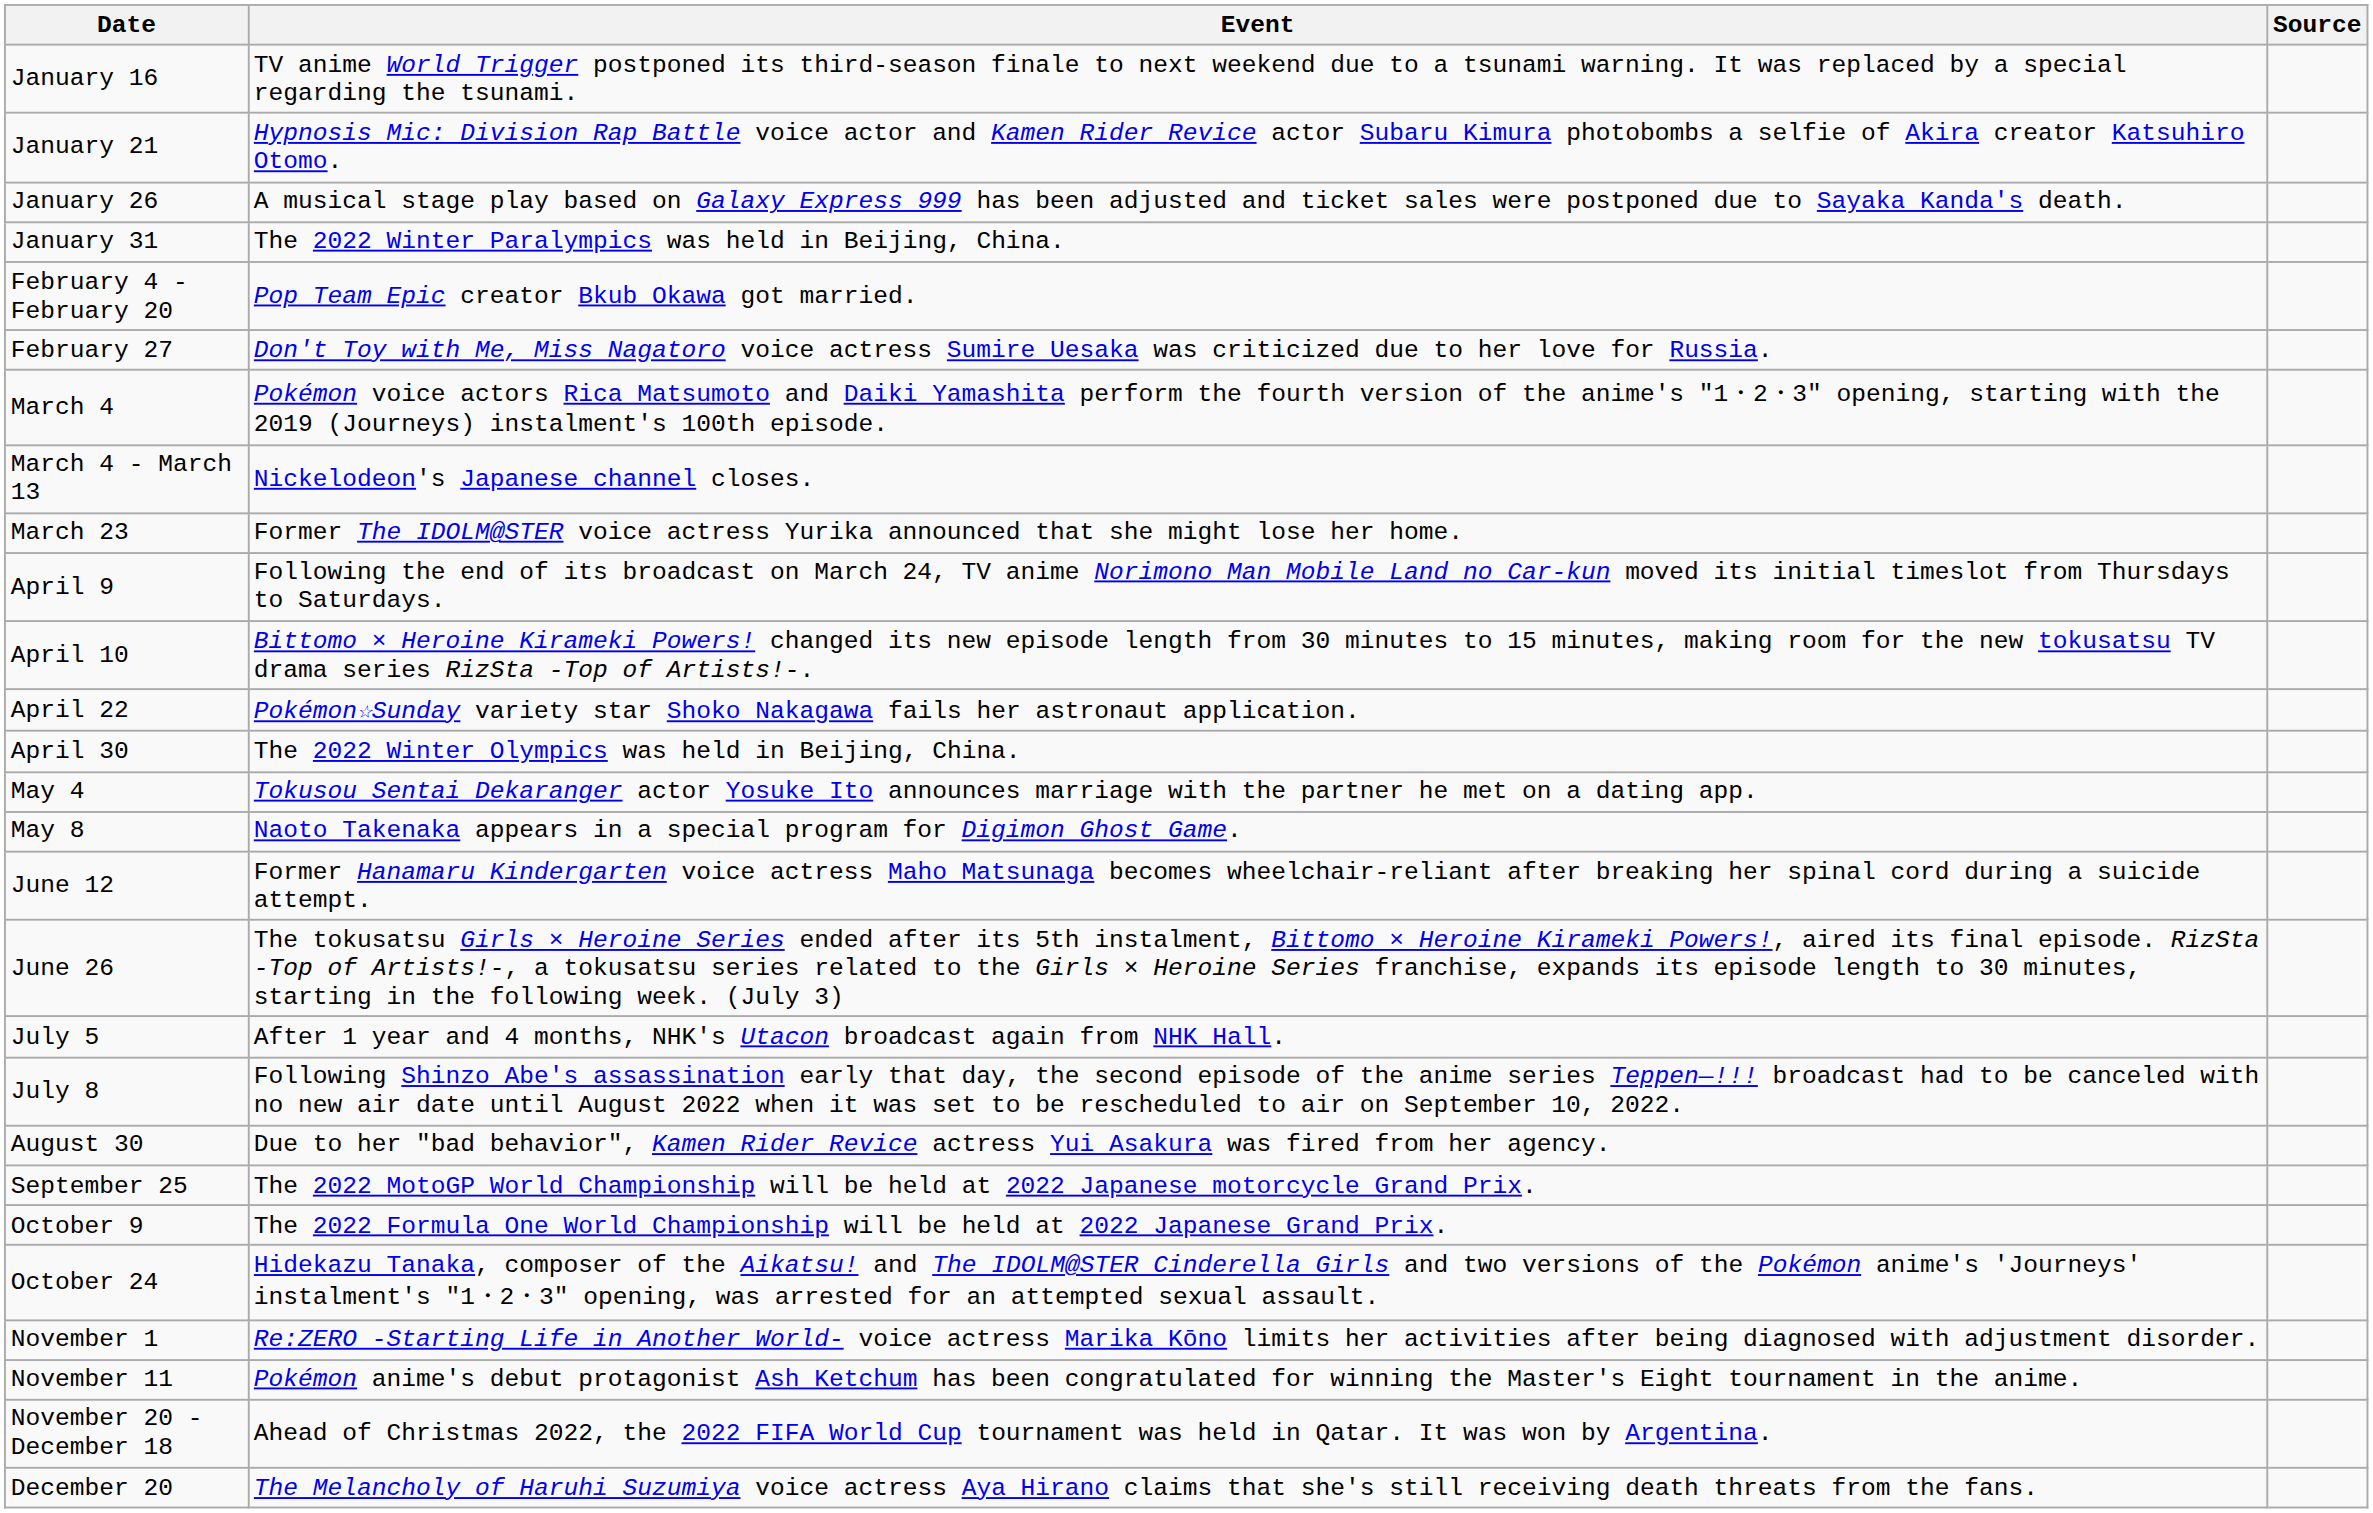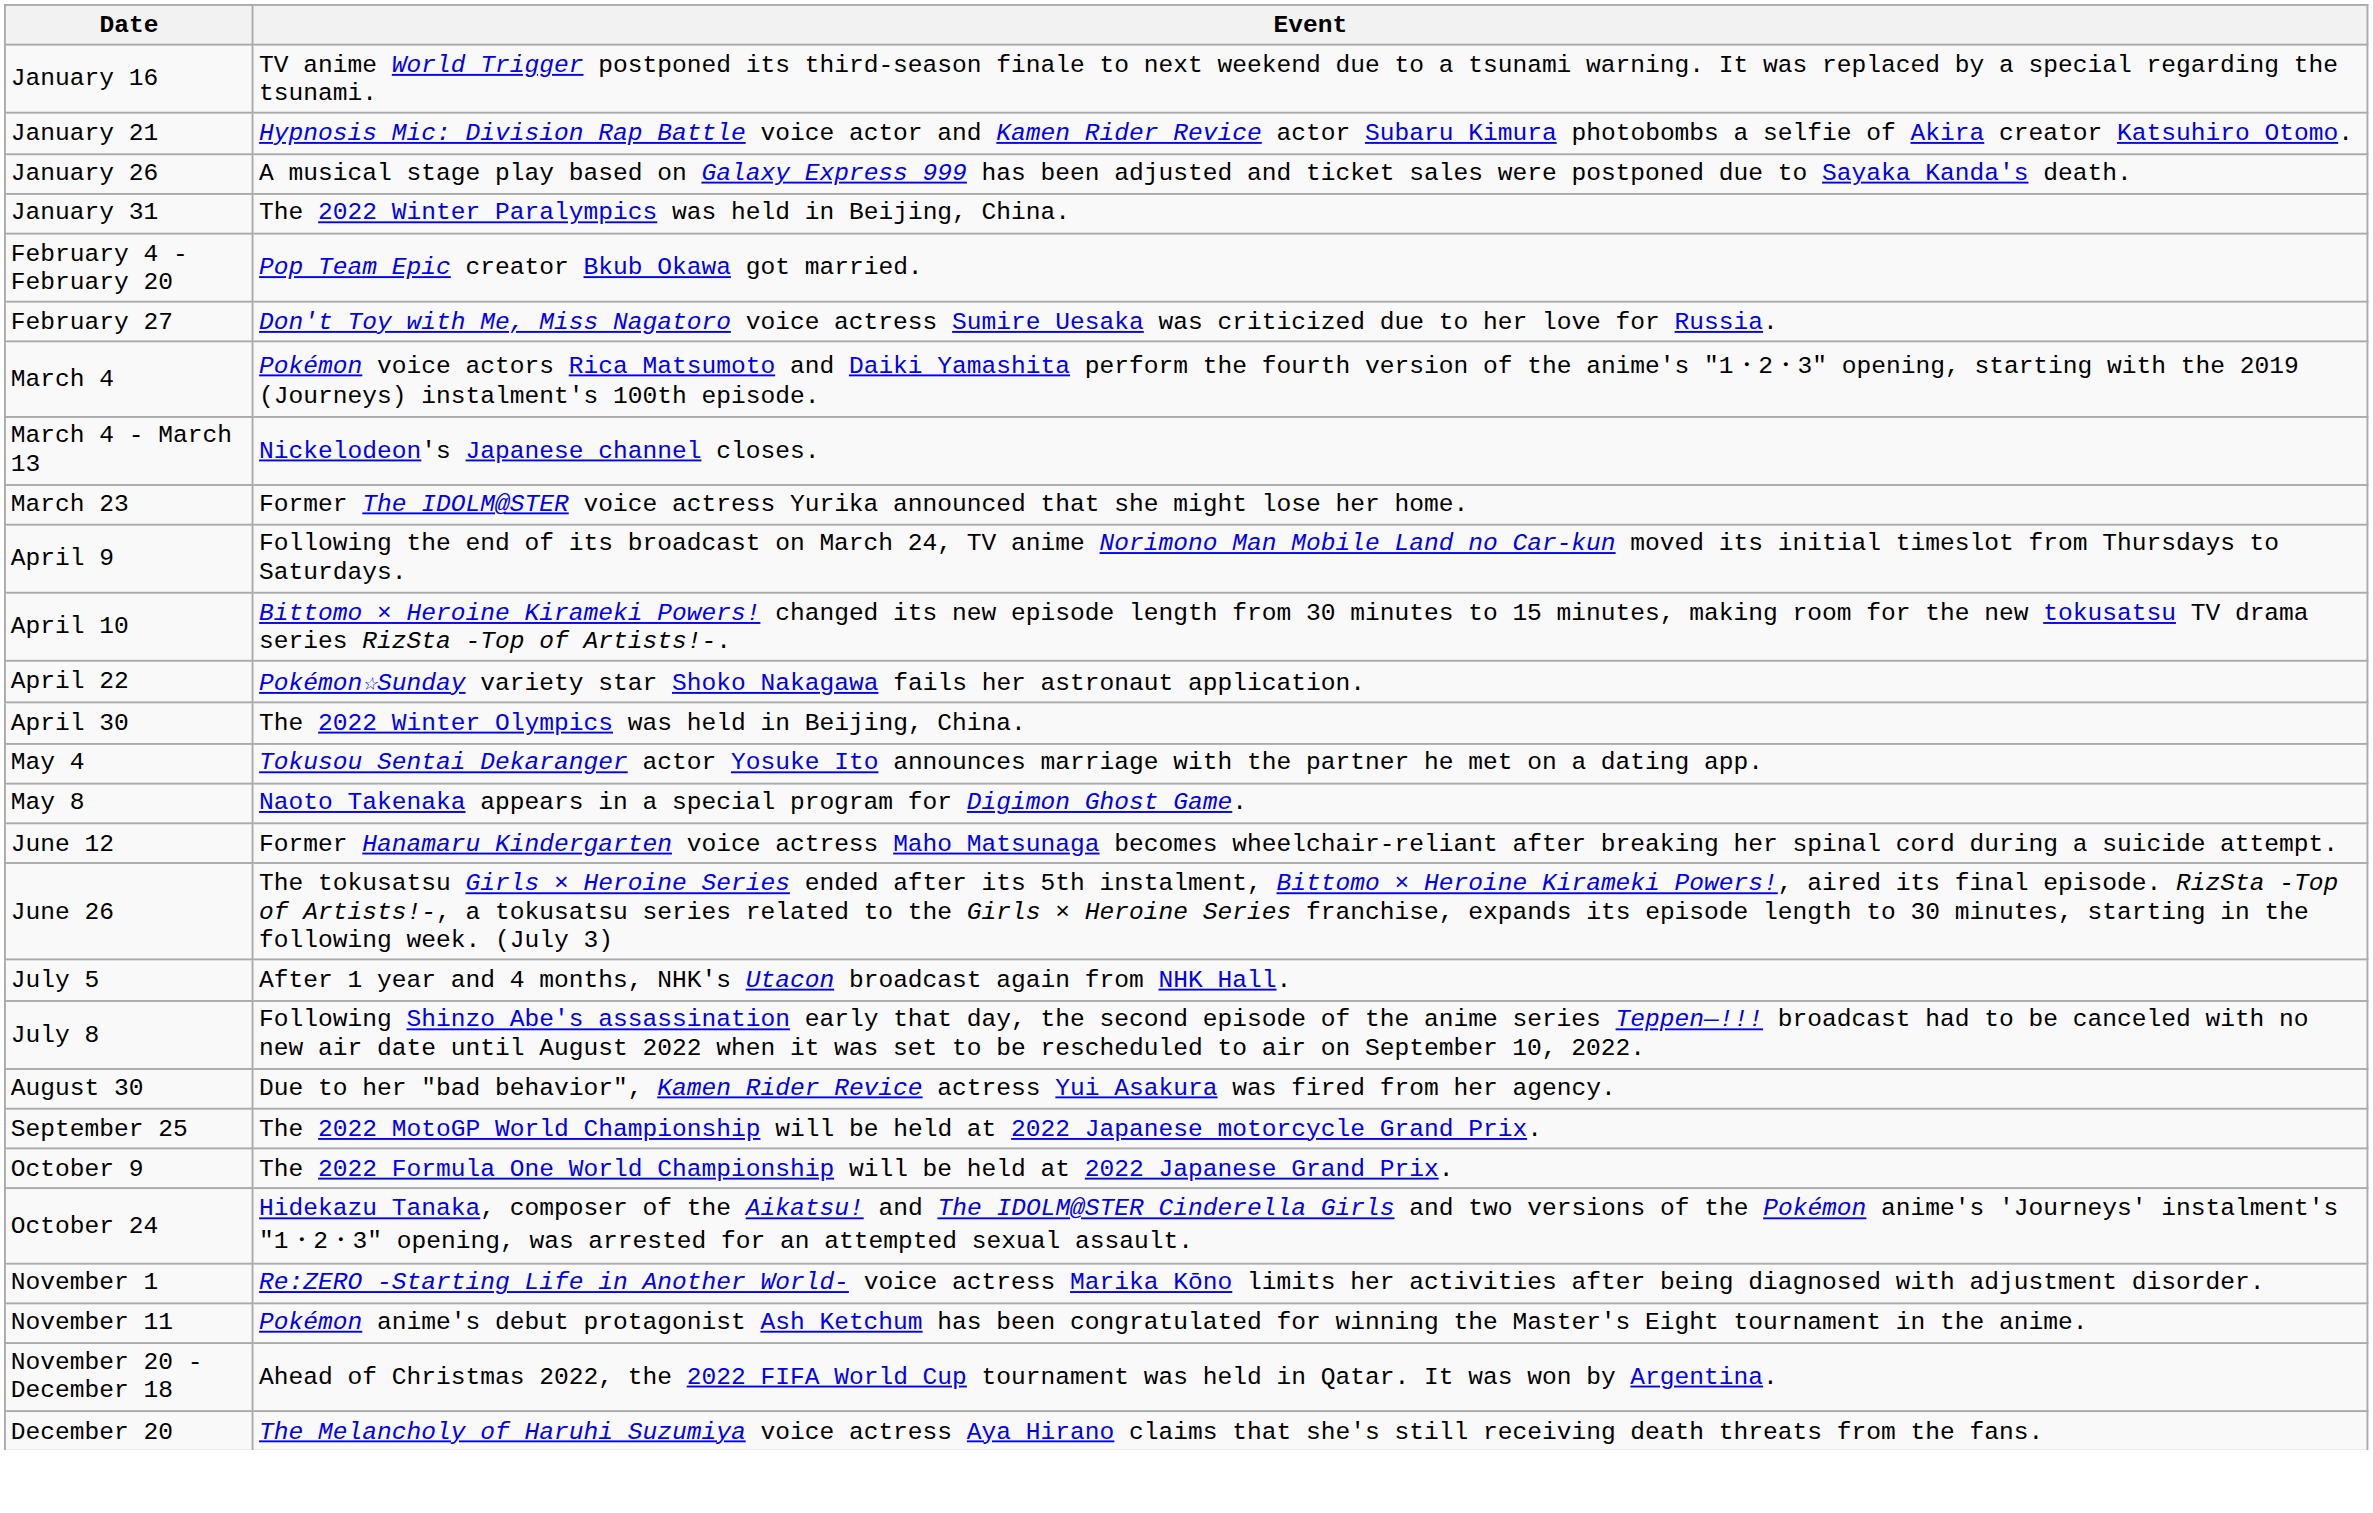- column: (2317, 25)
